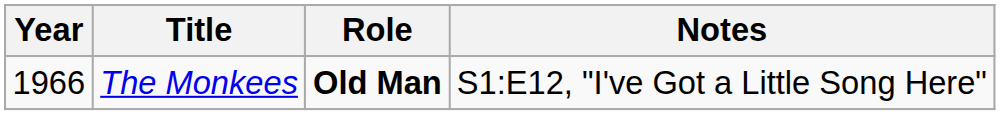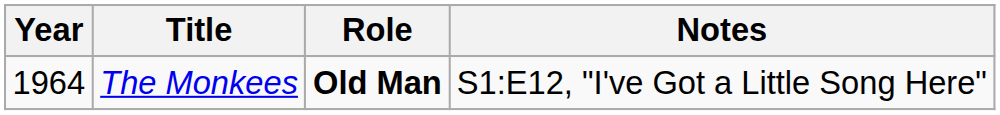(49, 82) 1966 -> (49, 82) 1964
